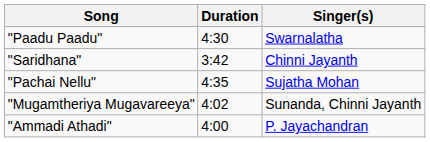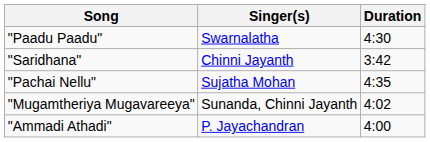columns swapped: (343, 16) <-> (230, 16)
